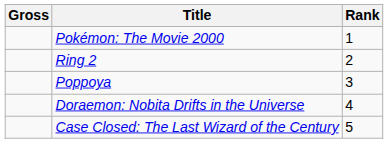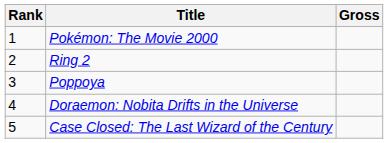columns swapped: (362, 15) <-> (29, 15)
